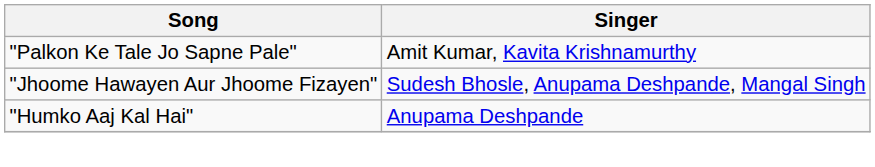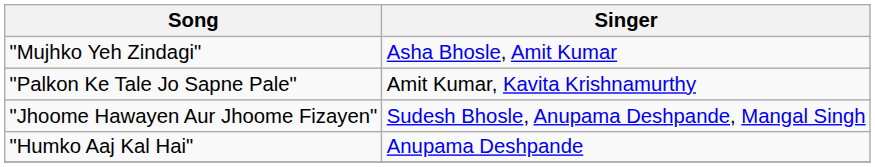+ row: (105, 52)
